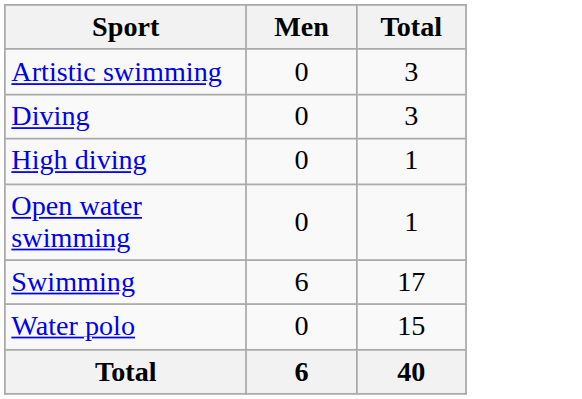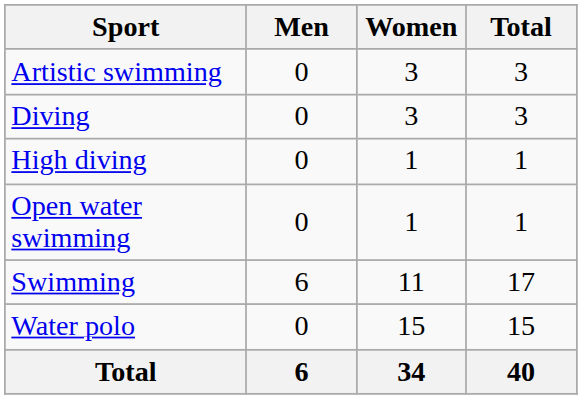+ column: (411, 26)
